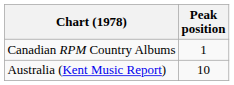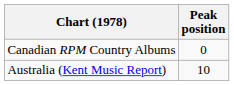(203, 49) 1 -> (203, 49) 0
